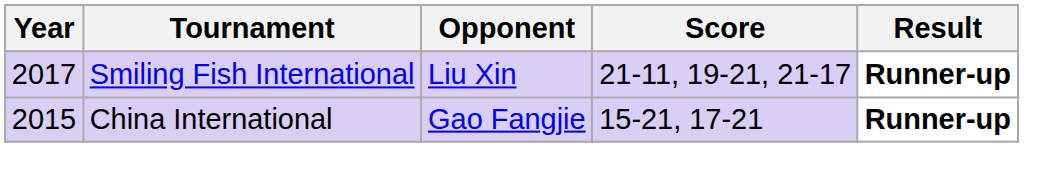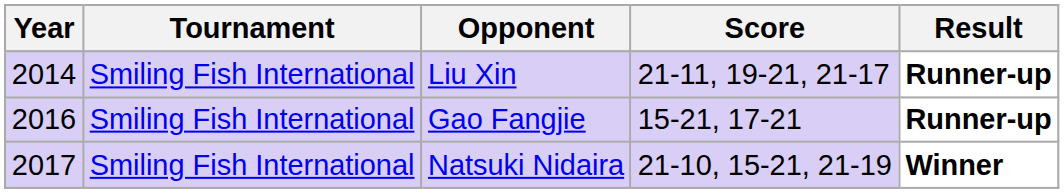(44, 74) 2017 -> (44, 74) 2014
(44, 120) 2015 -> (44, 120) 2016
(211, 120) China International -> (252, 120) Smiling Fish International
+ row: (526, 165)
